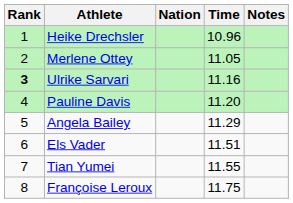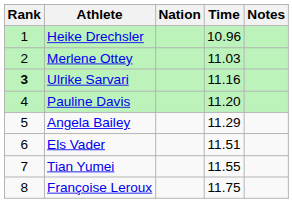(224, 58) 11.05 -> (224, 58) 11.03
